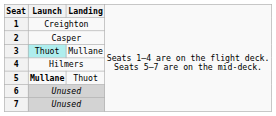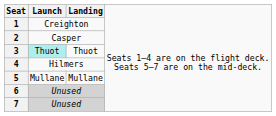(86, 51) Mullane -> (86, 51) Thuot
(47, 78) bold -> (47, 78) normal
(86, 78) Thuot -> (86, 78) Mullane
